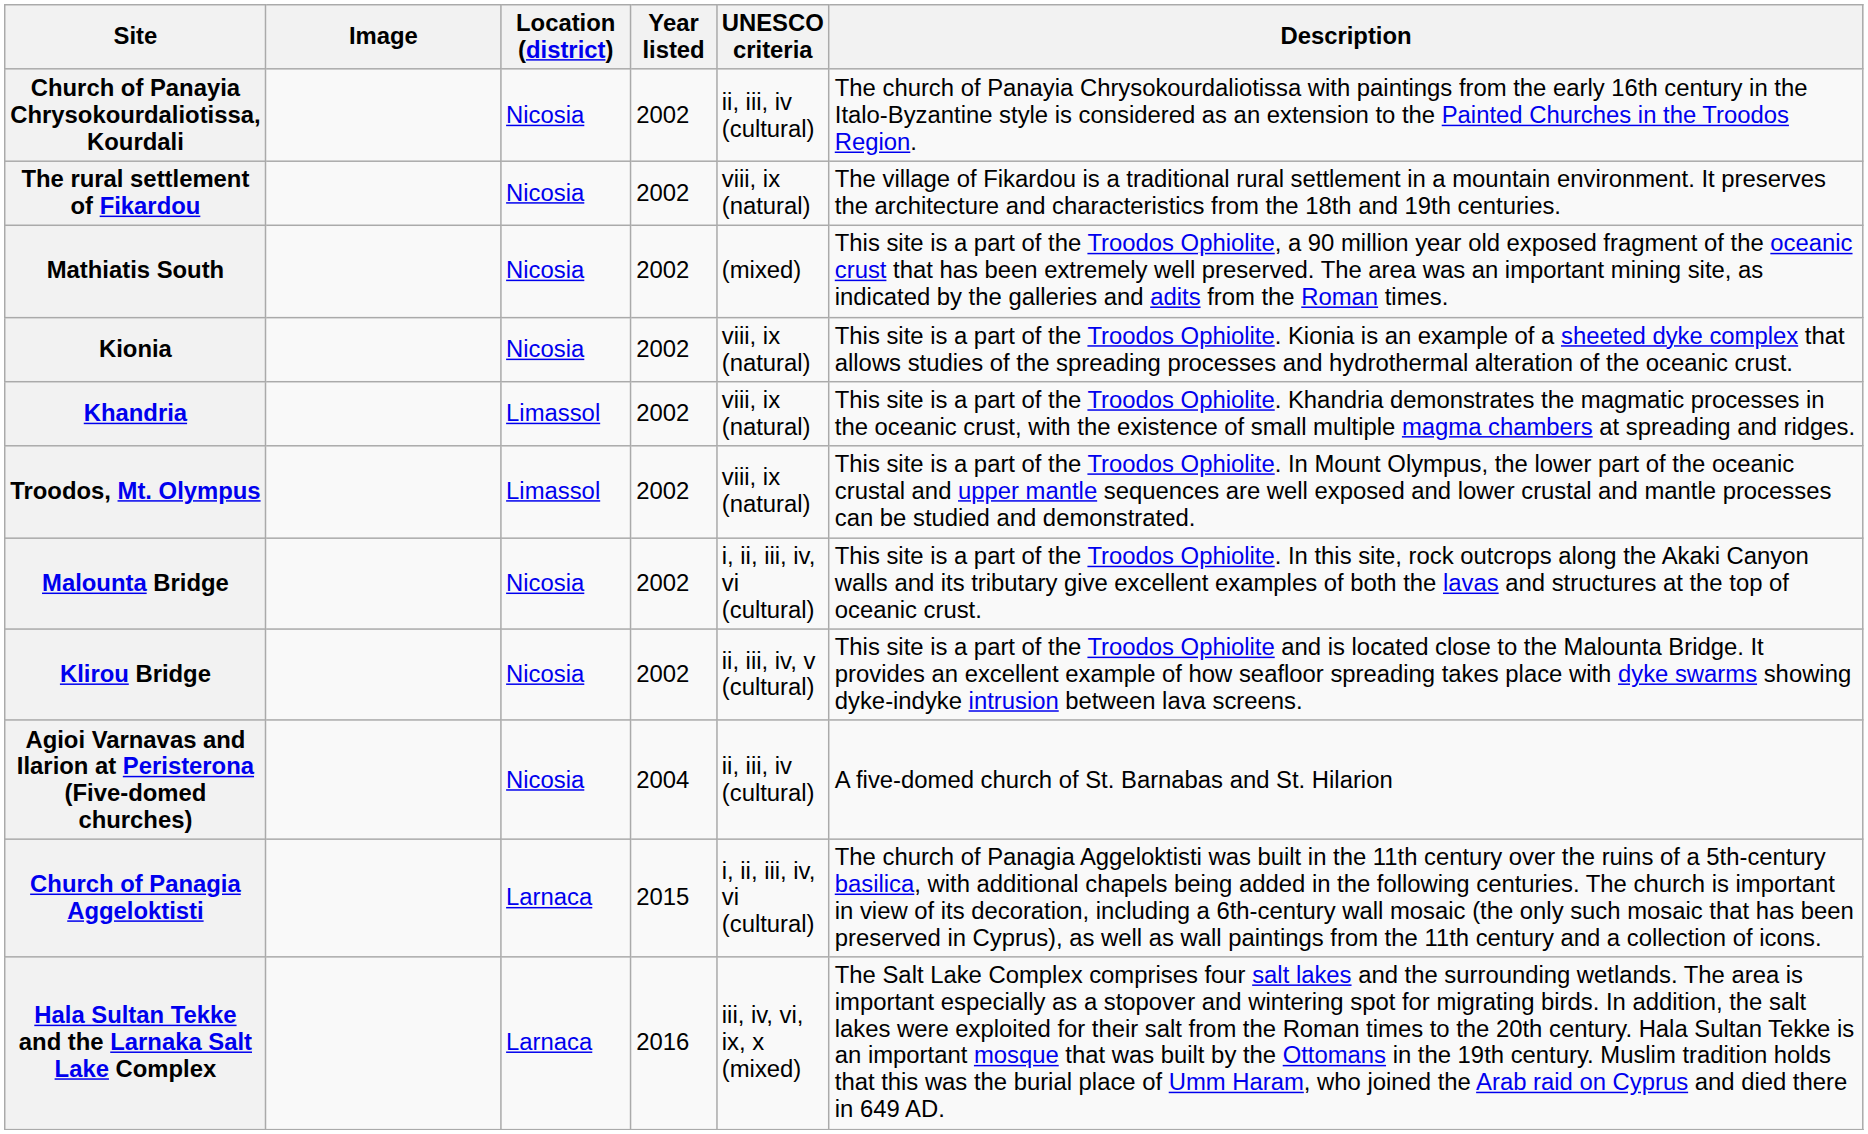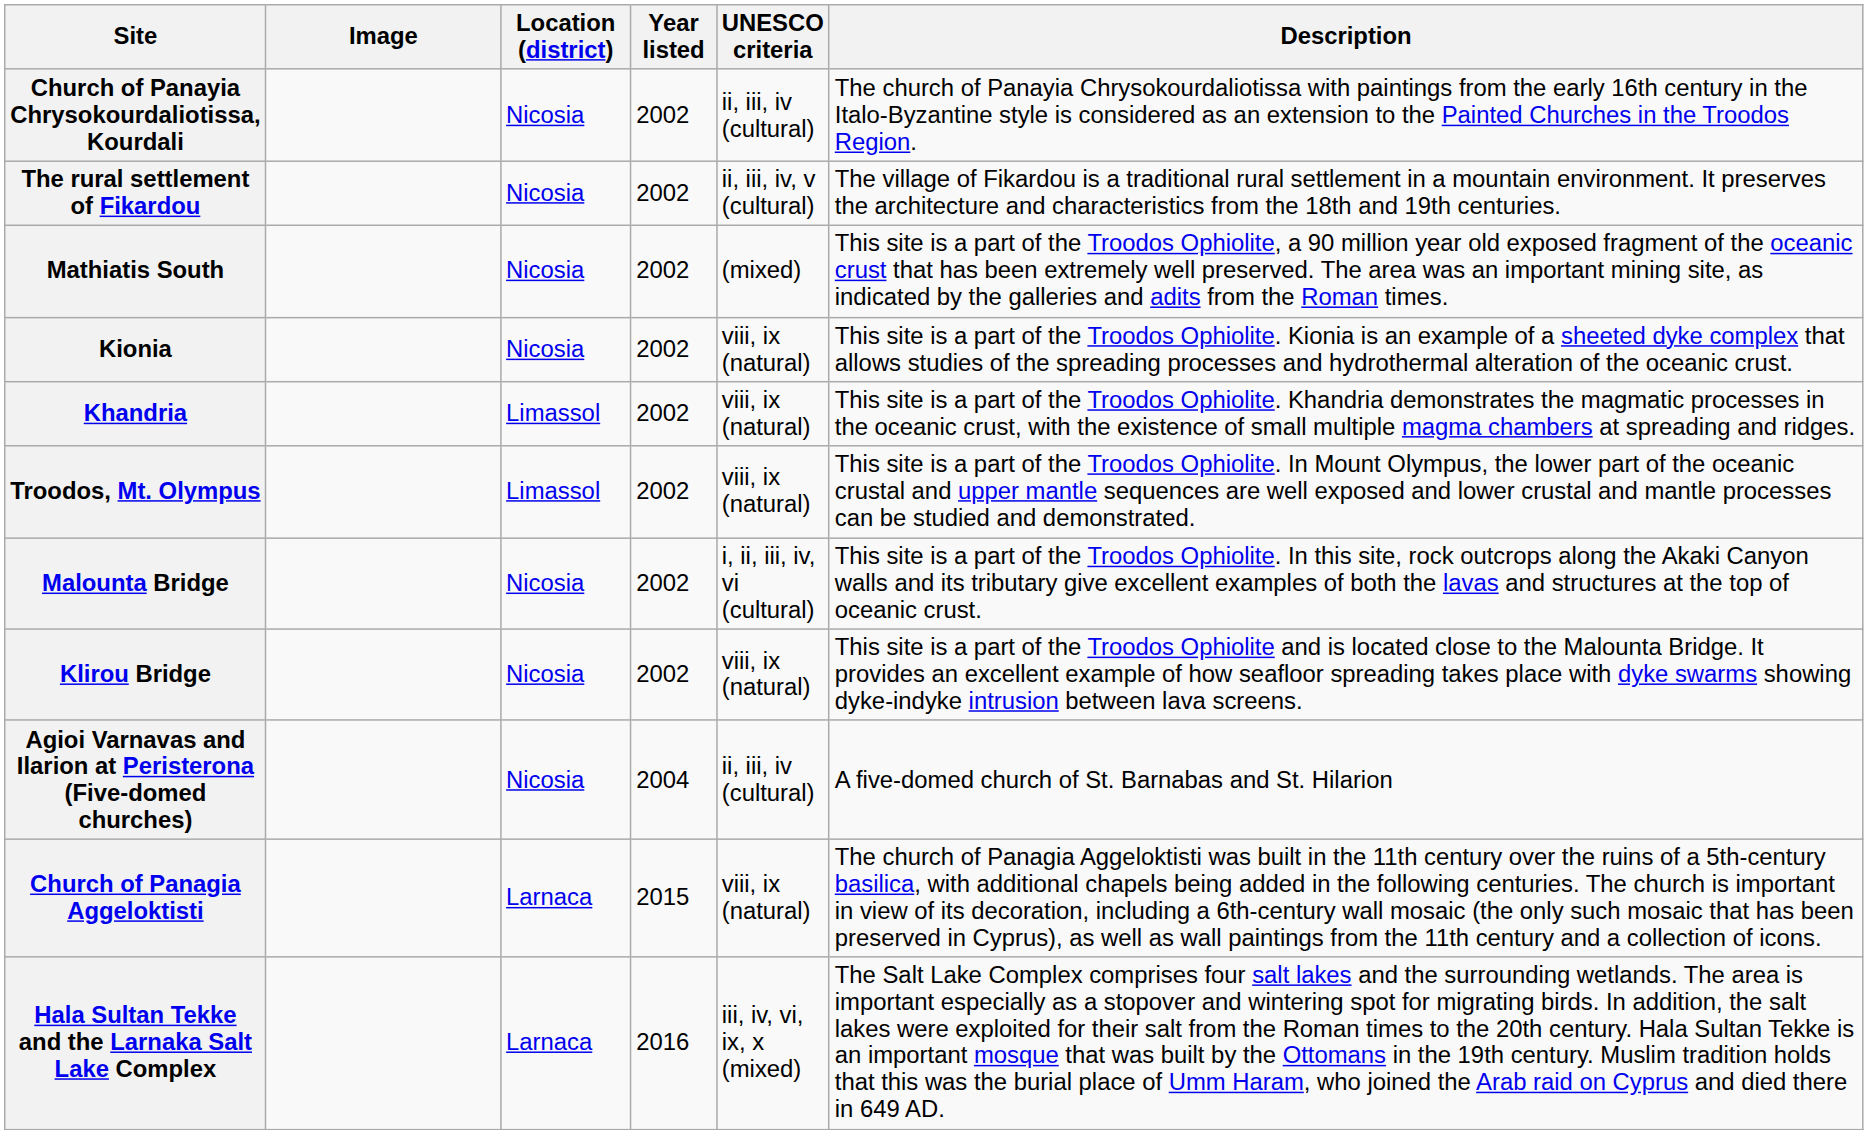(766, 192) viii, ix (natural) -> (769, 192) ii, iii, iv, v (cultural)
(769, 674) ii, iii, iv, v (cultural) -> (766, 674) viii, ix (natural)
(769, 897) i, ii, iii, iv, vi (cultural) -> (766, 897) viii, ix (natural)
